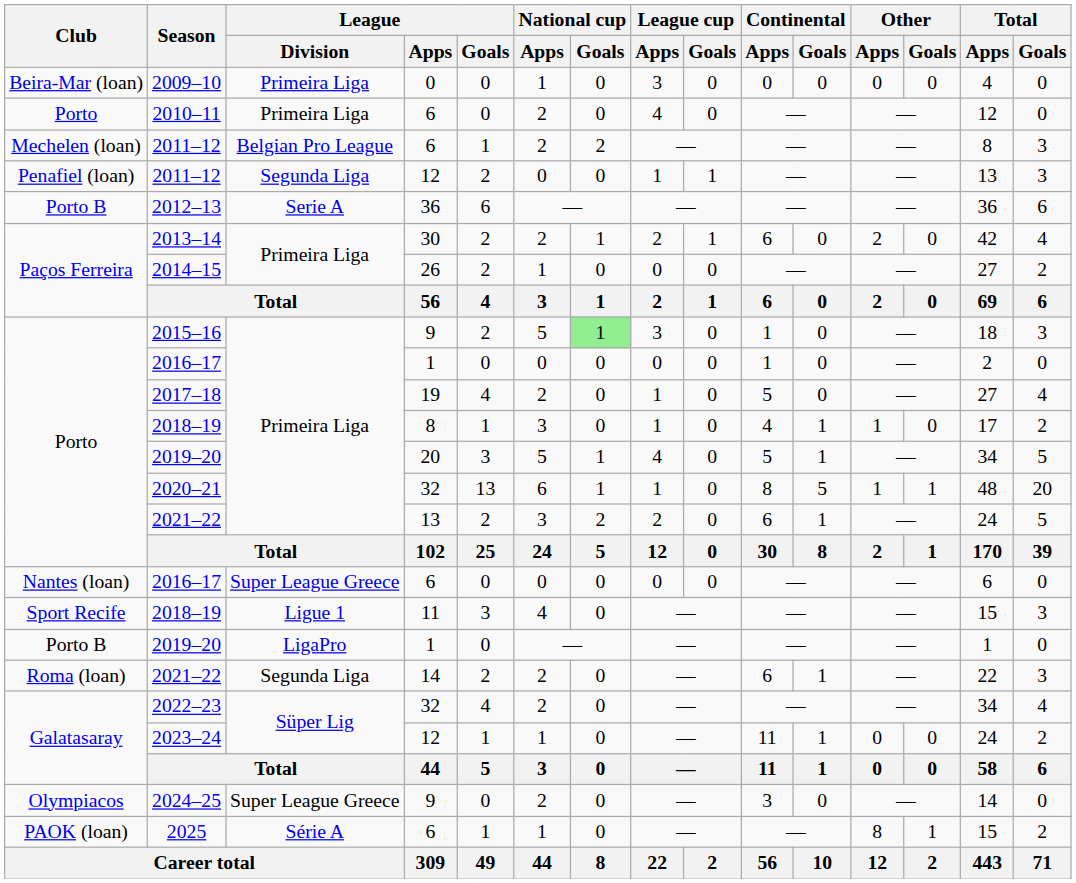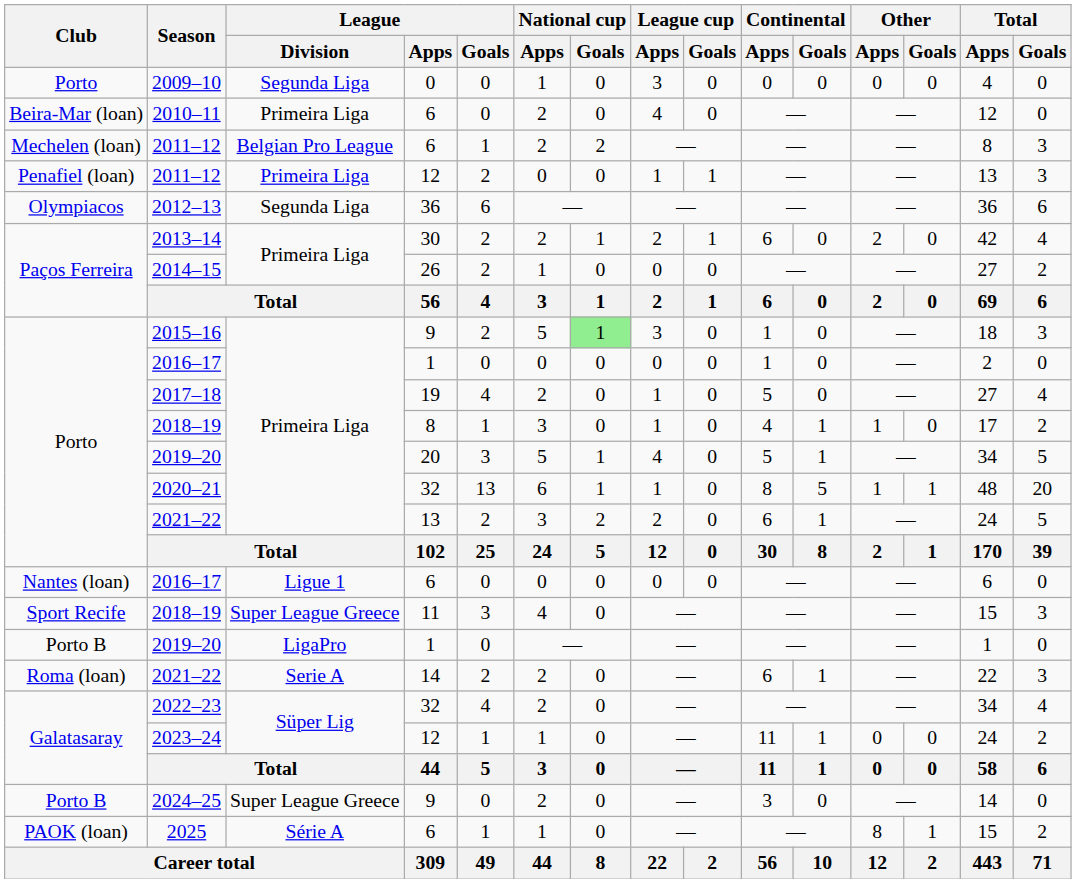(76, 82) Beira-Mar (loan) -> (76, 82) Porto
(315, 82) Primeira Liga -> (315, 82) Segunda Liga
(76, 113) Porto -> (76, 113) Beira-Mar (loan)
(315, 176) Segunda Liga -> (315, 176) Primeira Liga
(76, 207) Porto B -> (76, 207) Olympiacos
(315, 207) Serie A -> (315, 207) Segunda Liga
(315, 581) Super League Greece -> (315, 581) Ligue 1
(315, 613) Ligue 1 -> (315, 613) Super League Greece
(315, 675) Segunda Liga -> (315, 675) Serie A
(76, 800) Olympiacos -> (76, 800) Porto B
